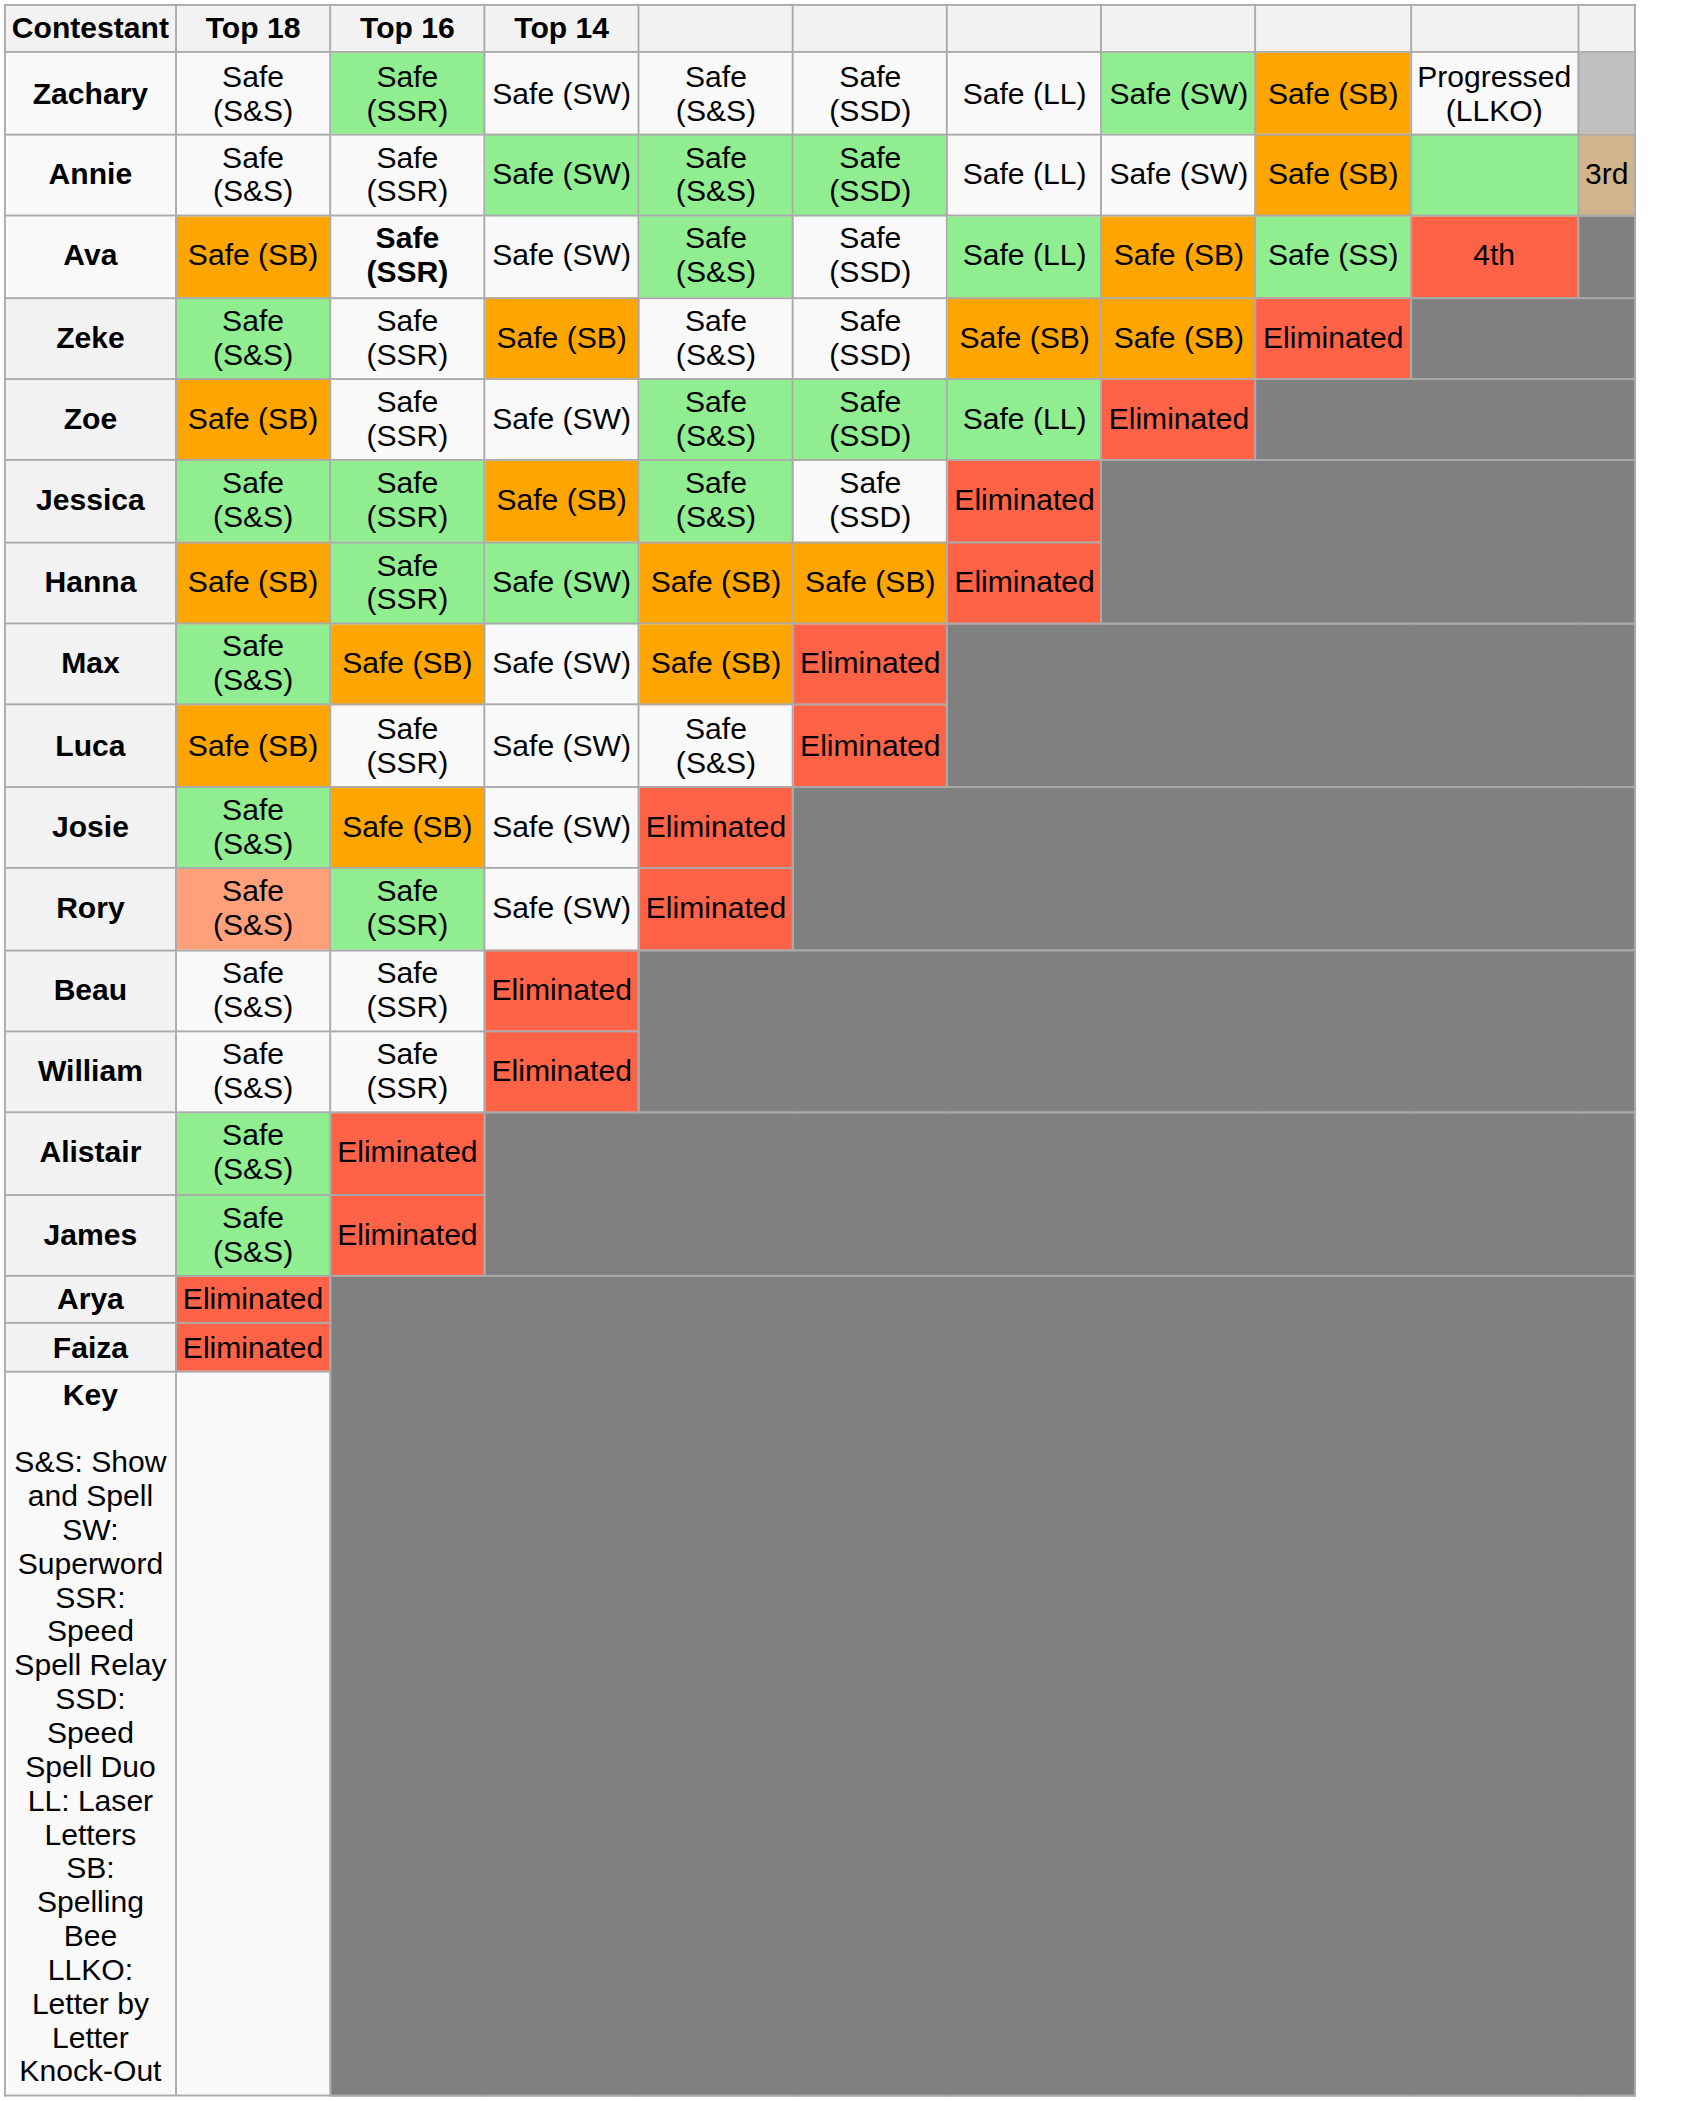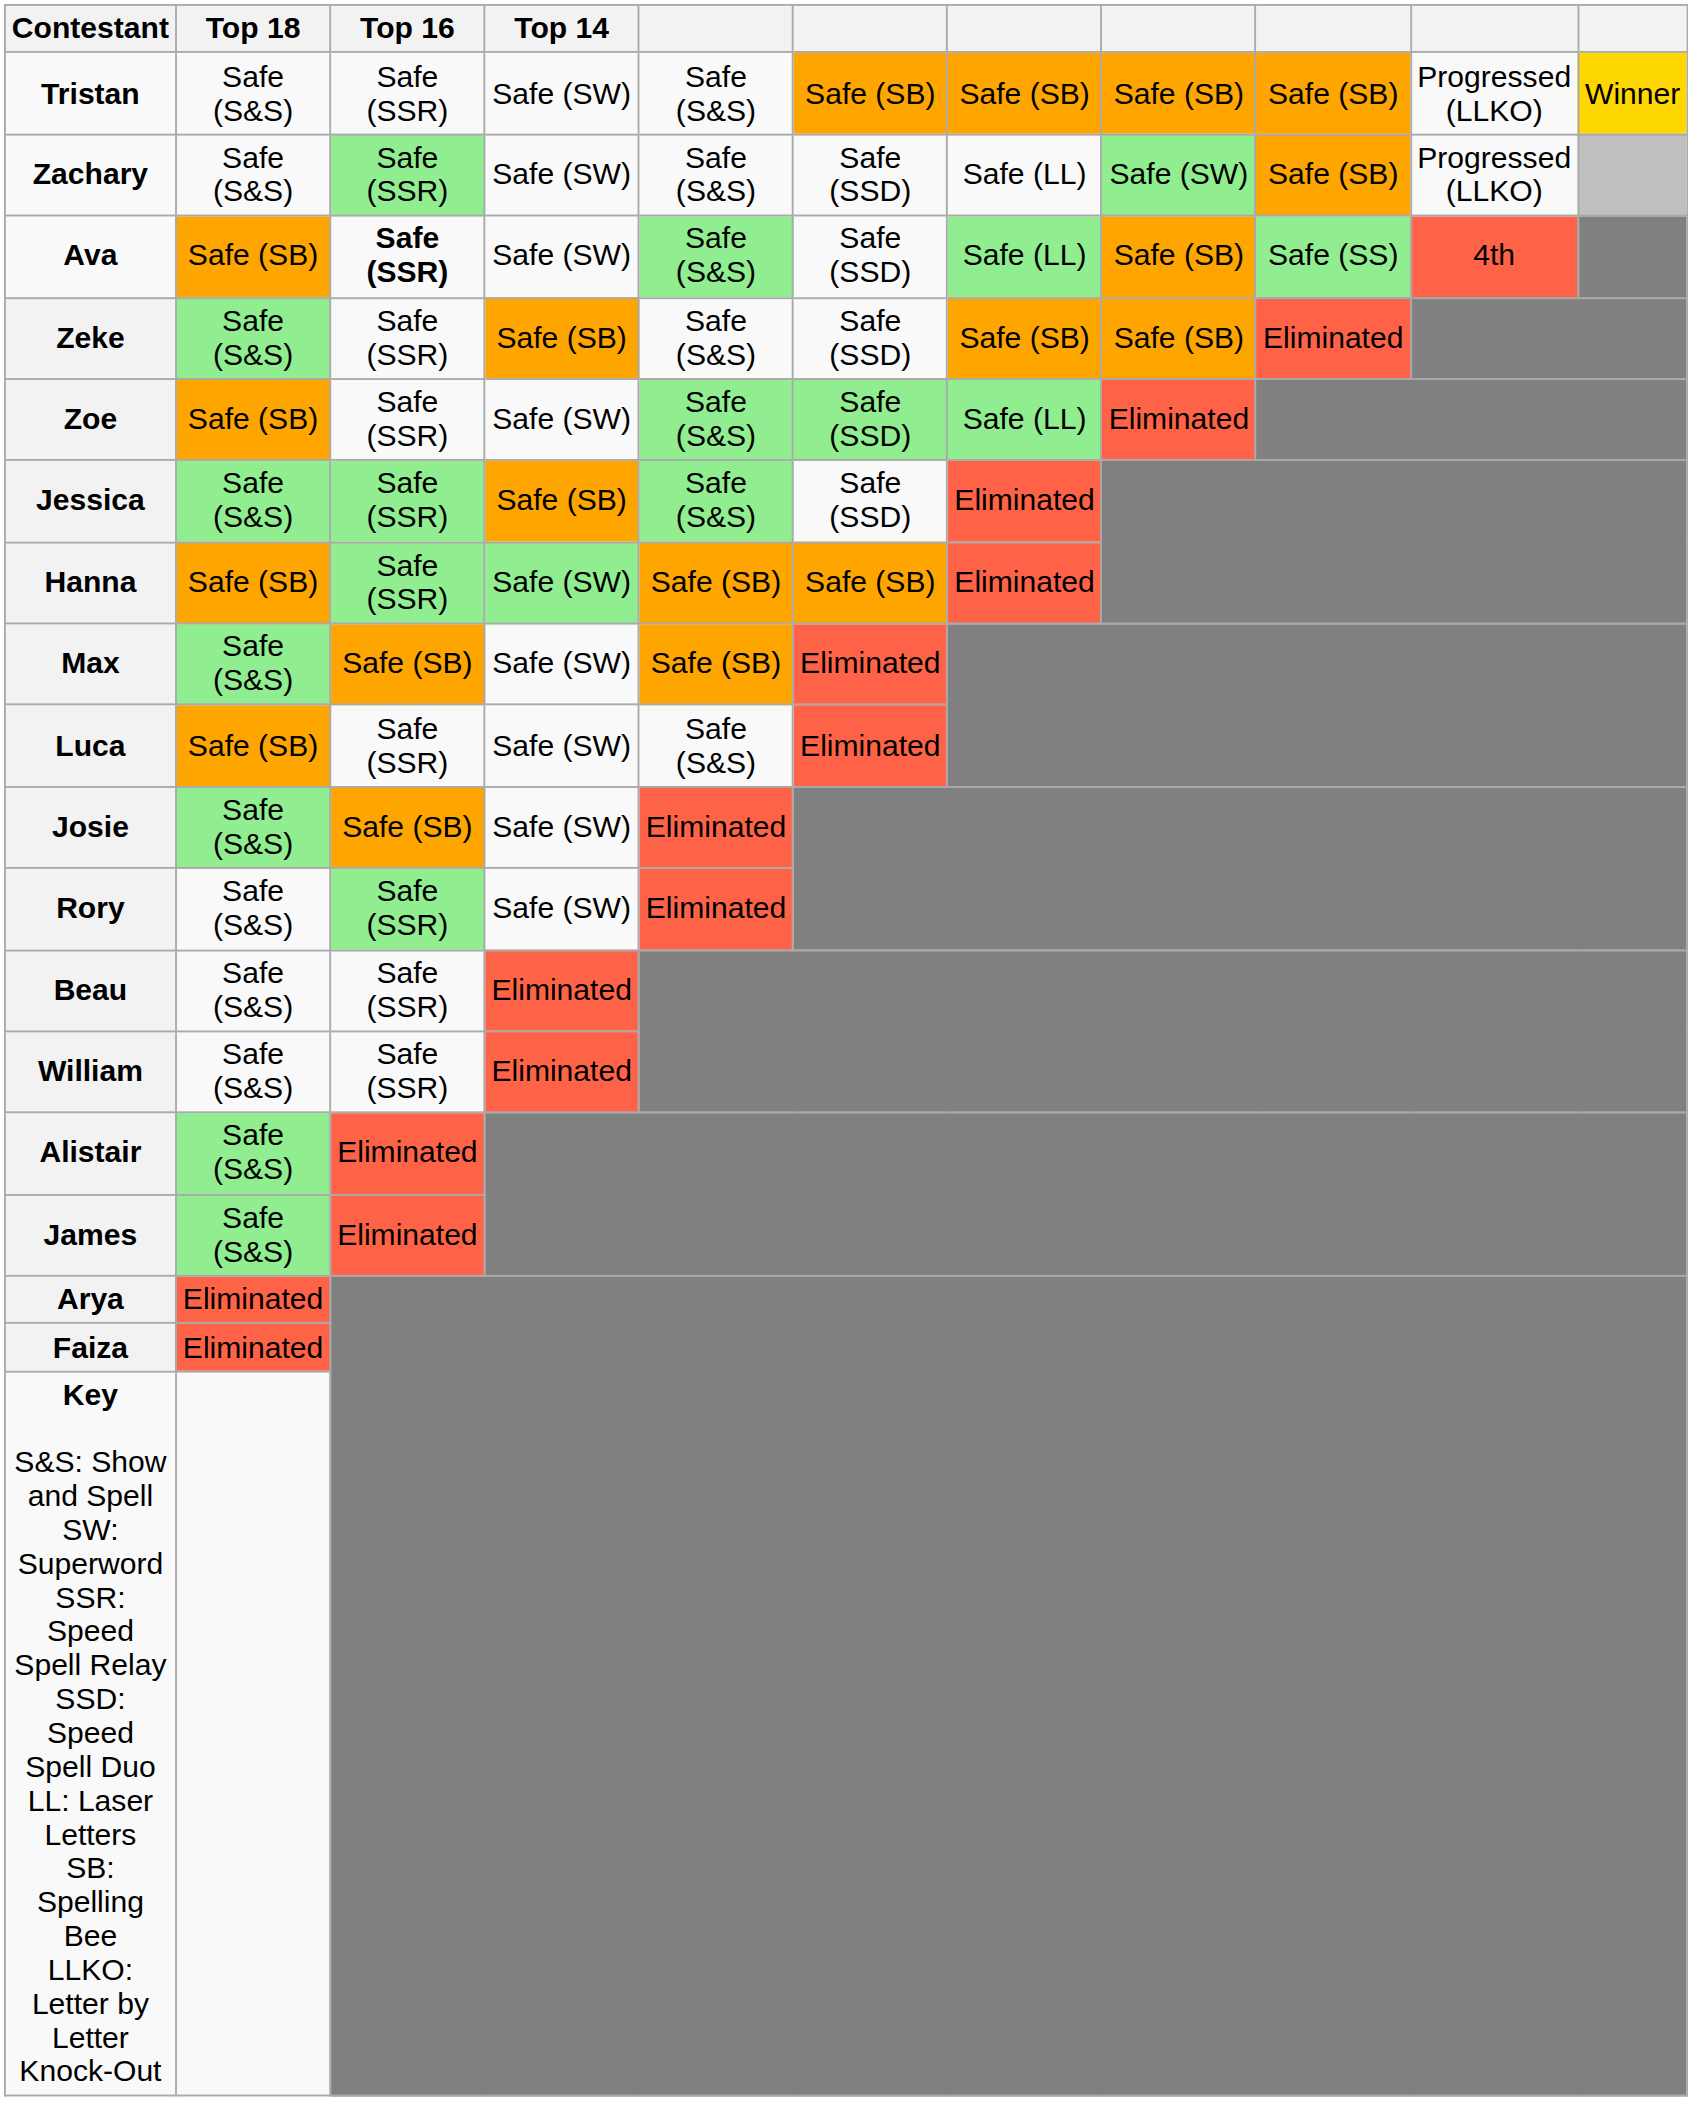+ row: (90, 92)
- row: (90, 174)
(253, 908) lightsalmon background -> (253, 908) no background
